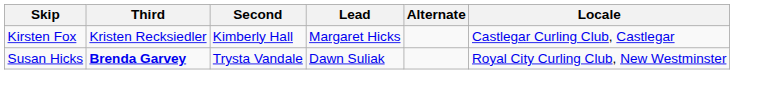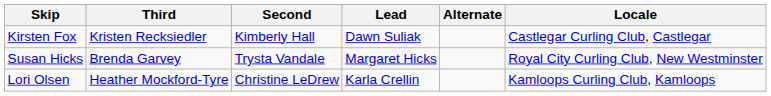(355, 36) Margaret Hicks -> (383, 36) Dawn Suliak
(138, 58) bold -> (135, 58) normal
(347, 58) Dawn Suliak -> (391, 58) Margaret Hicks
+ row: (39, 79)
